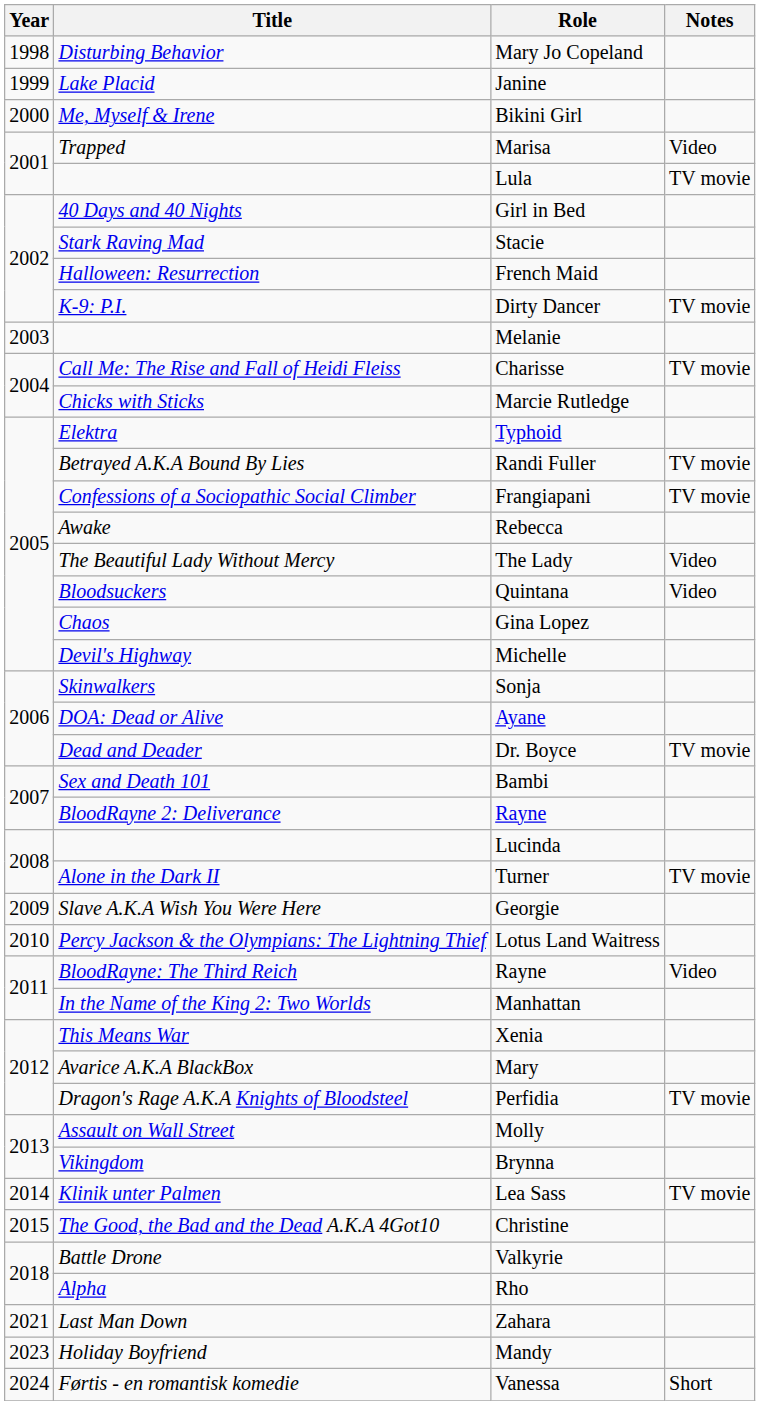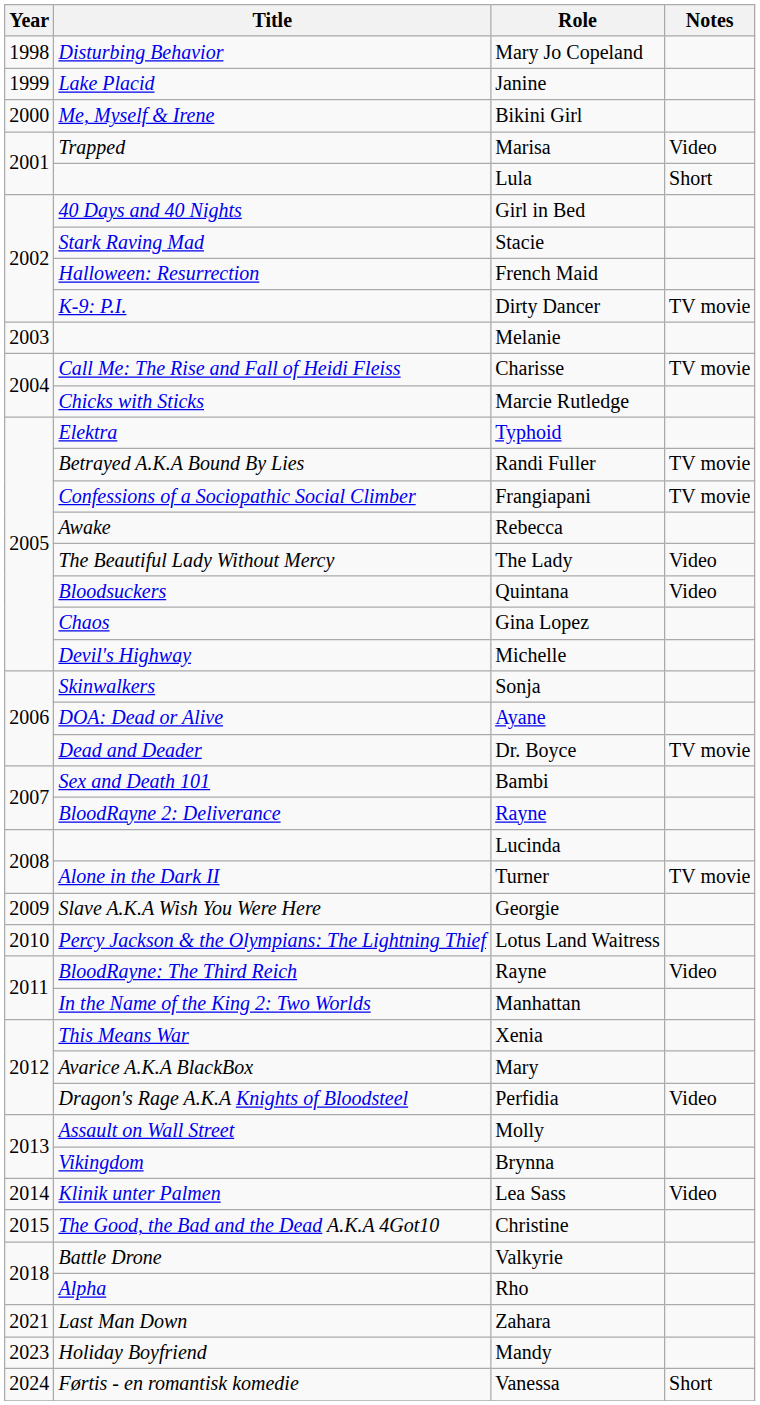(710, 178) TV movie -> (691, 178) Short
(710, 1098) TV movie -> (693, 1098) Video
(710, 1193) TV movie -> (693, 1193) Video
